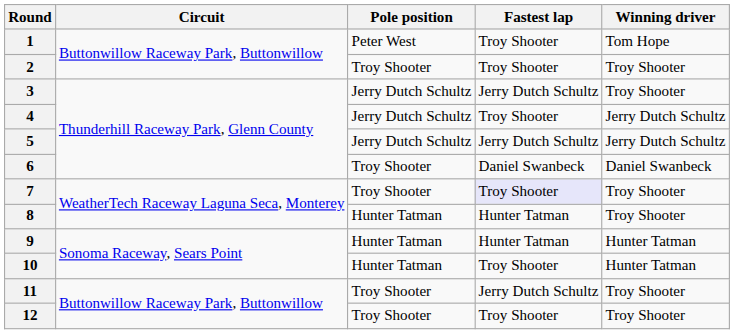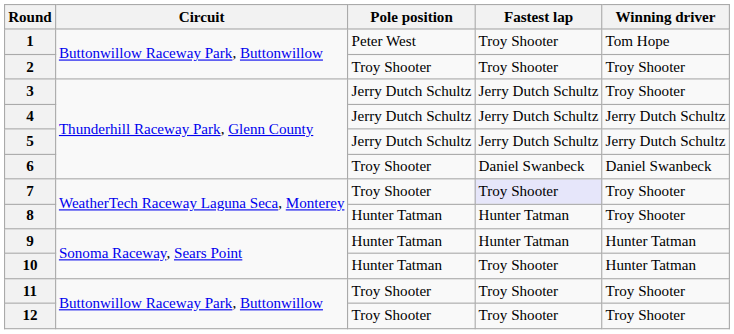(518, 116) Troy Shooter -> (538, 116) Jerry Dutch Schultz
(538, 290) Jerry Dutch Schultz -> (518, 290) Troy Shooter
